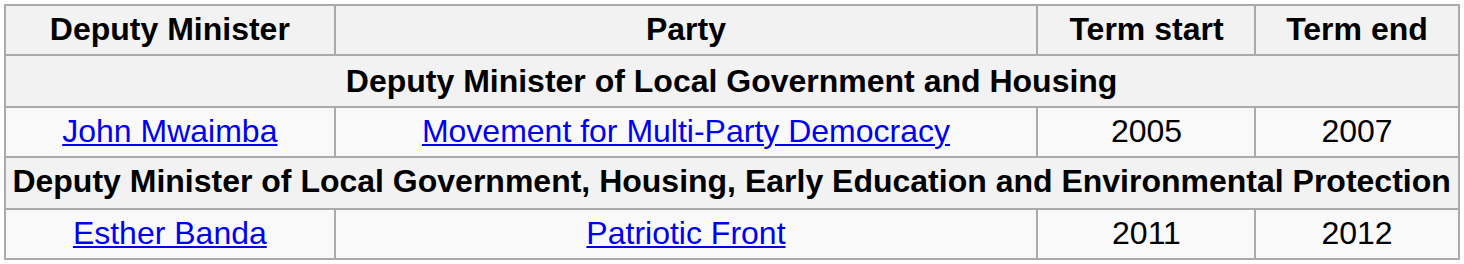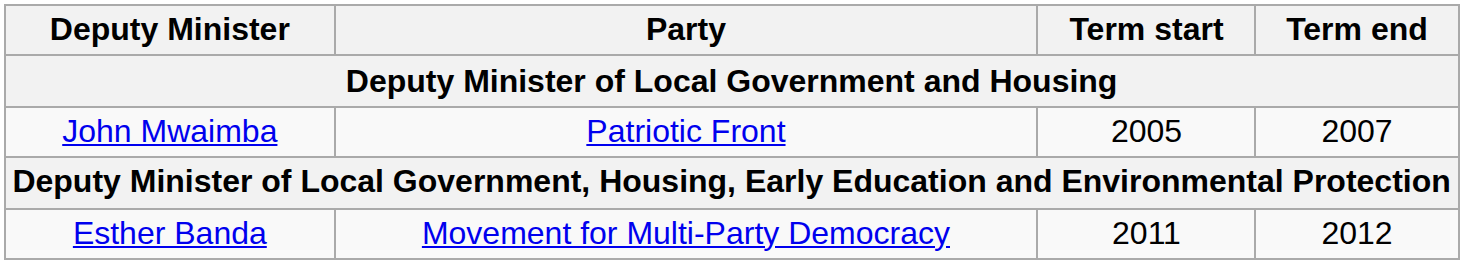(686, 131) Movement for Multi-Party Democracy -> (686, 131) Patriotic Front
(686, 232) Patriotic Front -> (686, 232) Movement for Multi-Party Democracy
